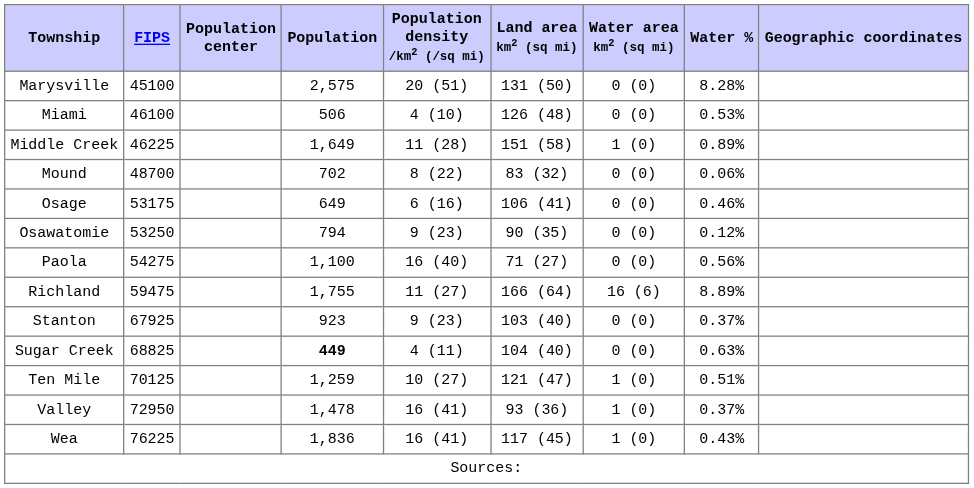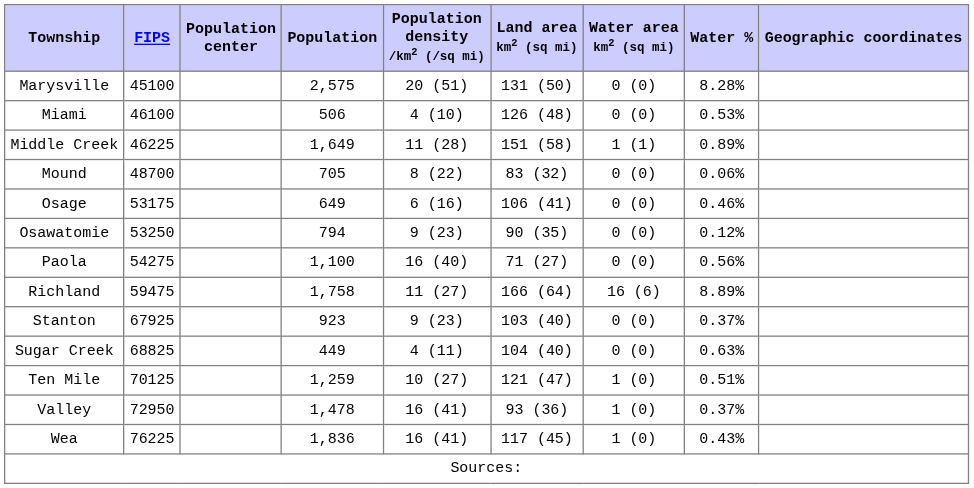(634, 145) 1 (0) -> (634, 145) 1 (1)
(332, 175) 702 -> (332, 175) 705
(332, 292) 1,755 -> (332, 292) 1,758
(332, 351) bold -> (332, 351) normal
